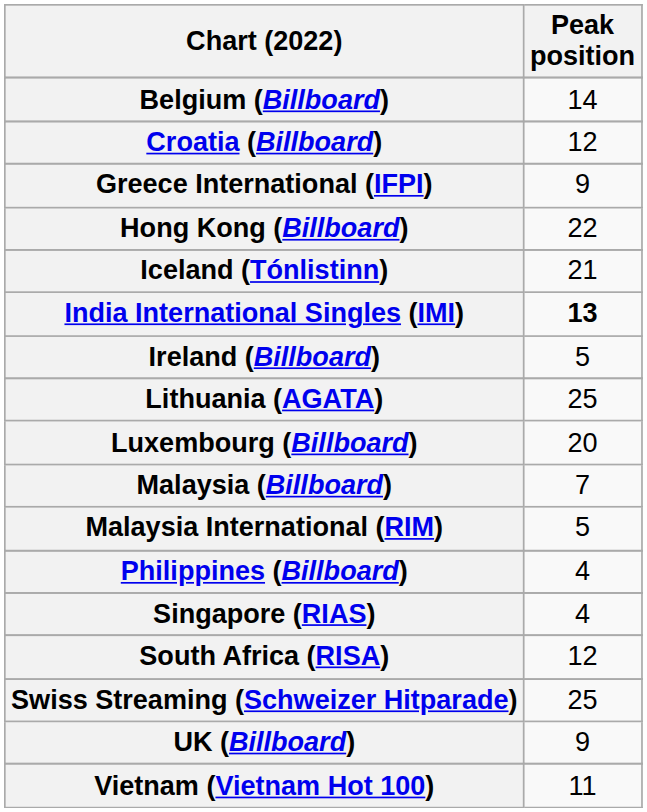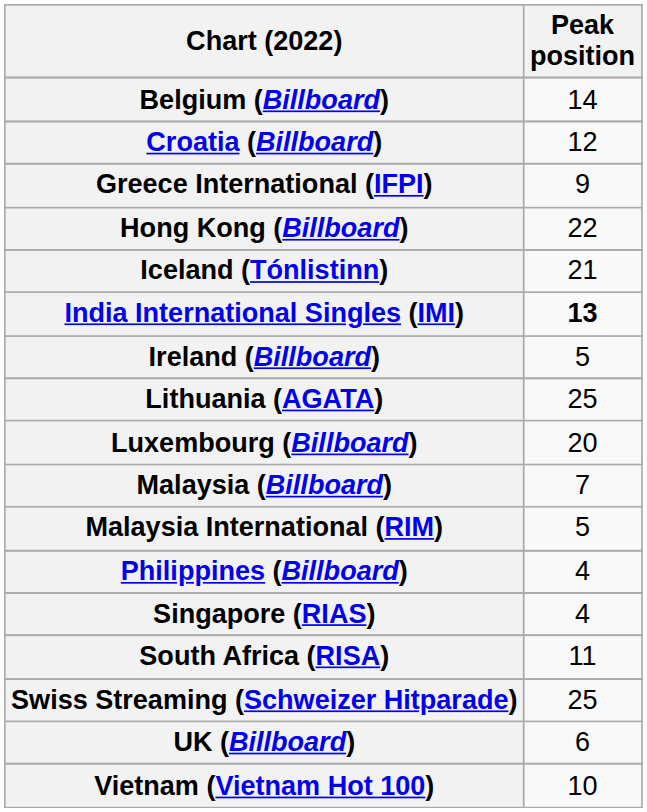(583, 656) 12 -> (583, 656) 11
(583, 742) 9 -> (583, 742) 6
(583, 785) 11 -> (583, 785) 10
